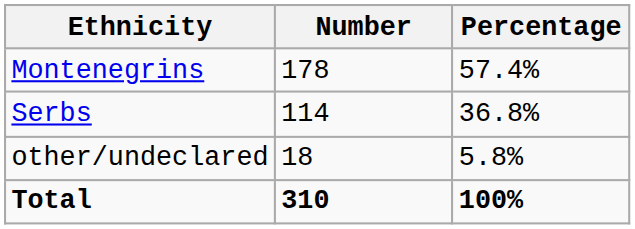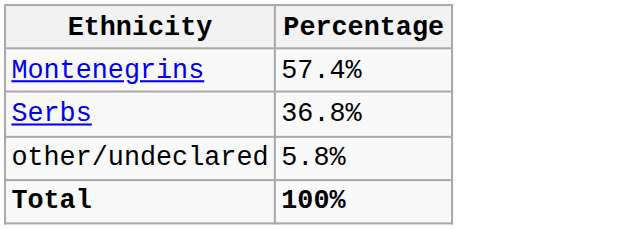- column: (364, 27)
